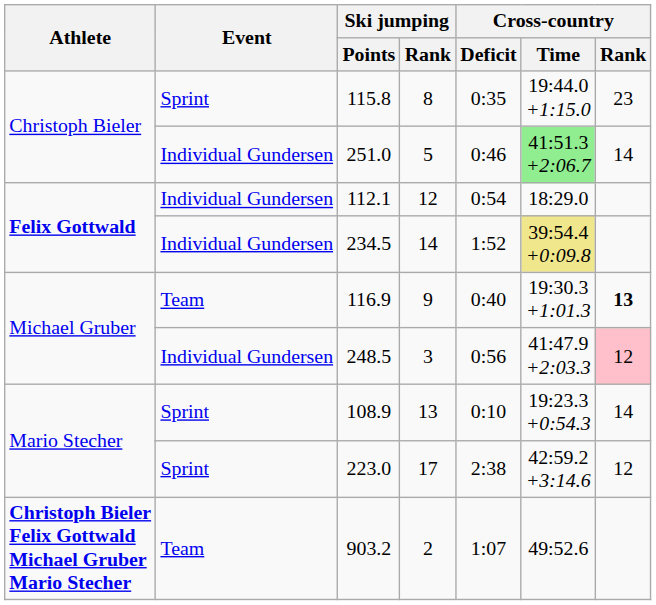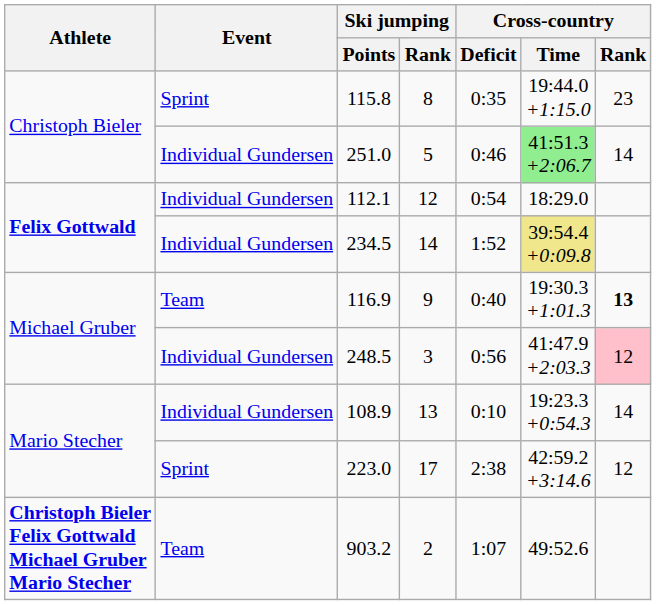(185, 412) Sprint -> (247, 412) Individual Gundersen
